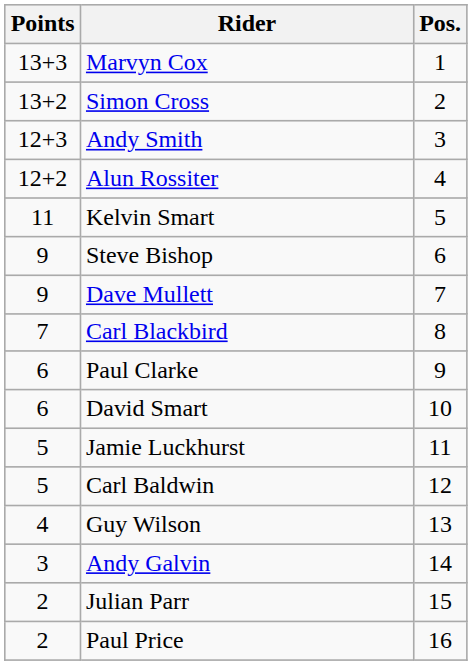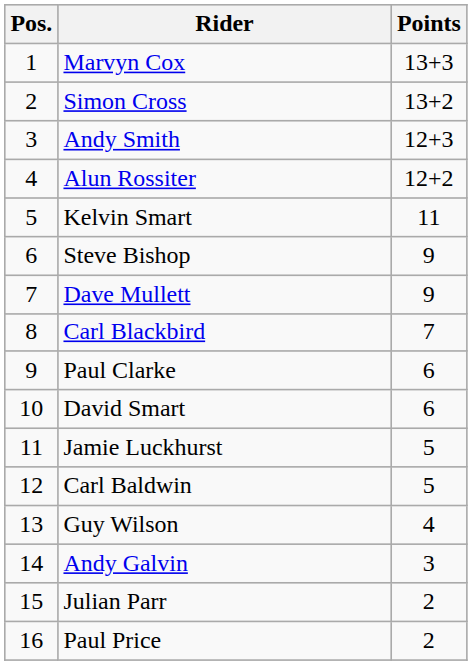columns swapped: (440, 23) <-> (43, 23)
